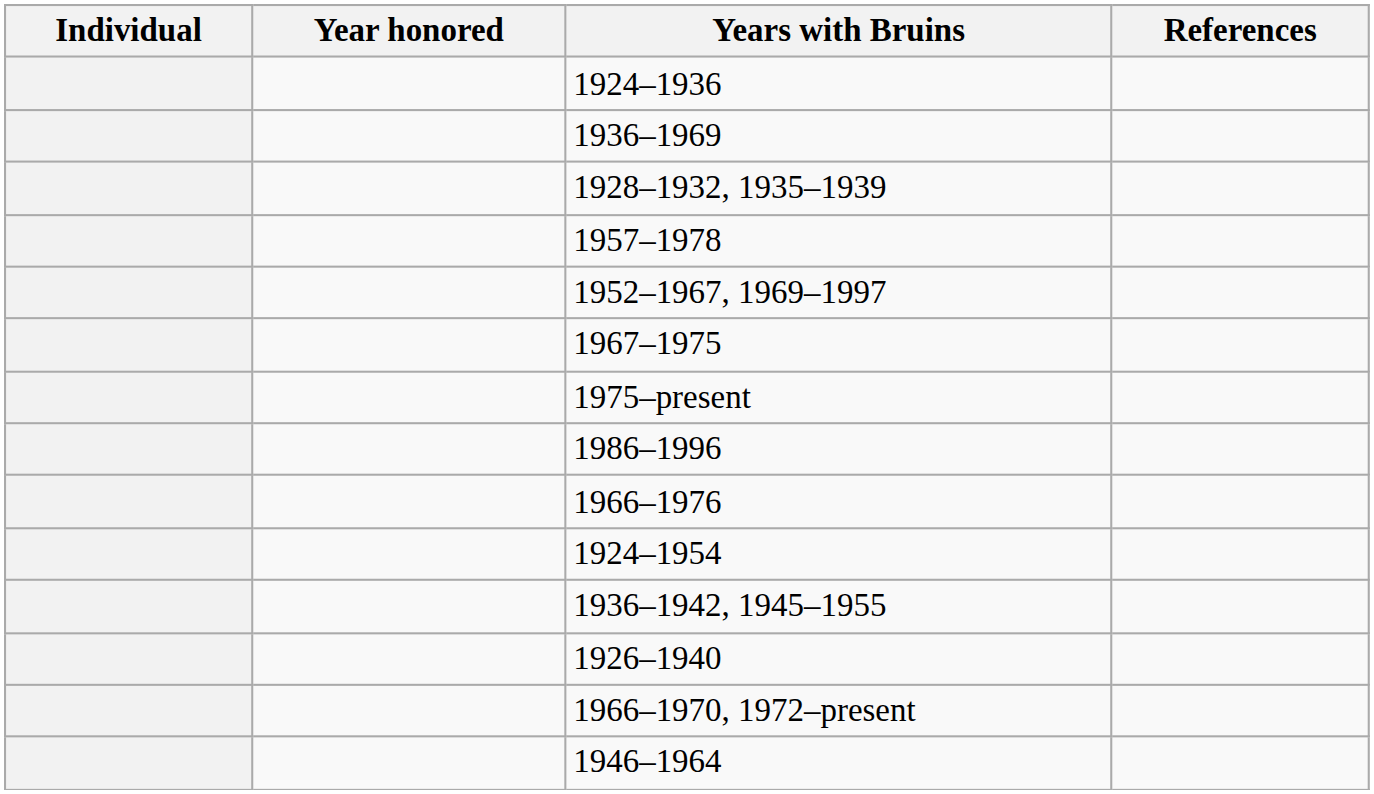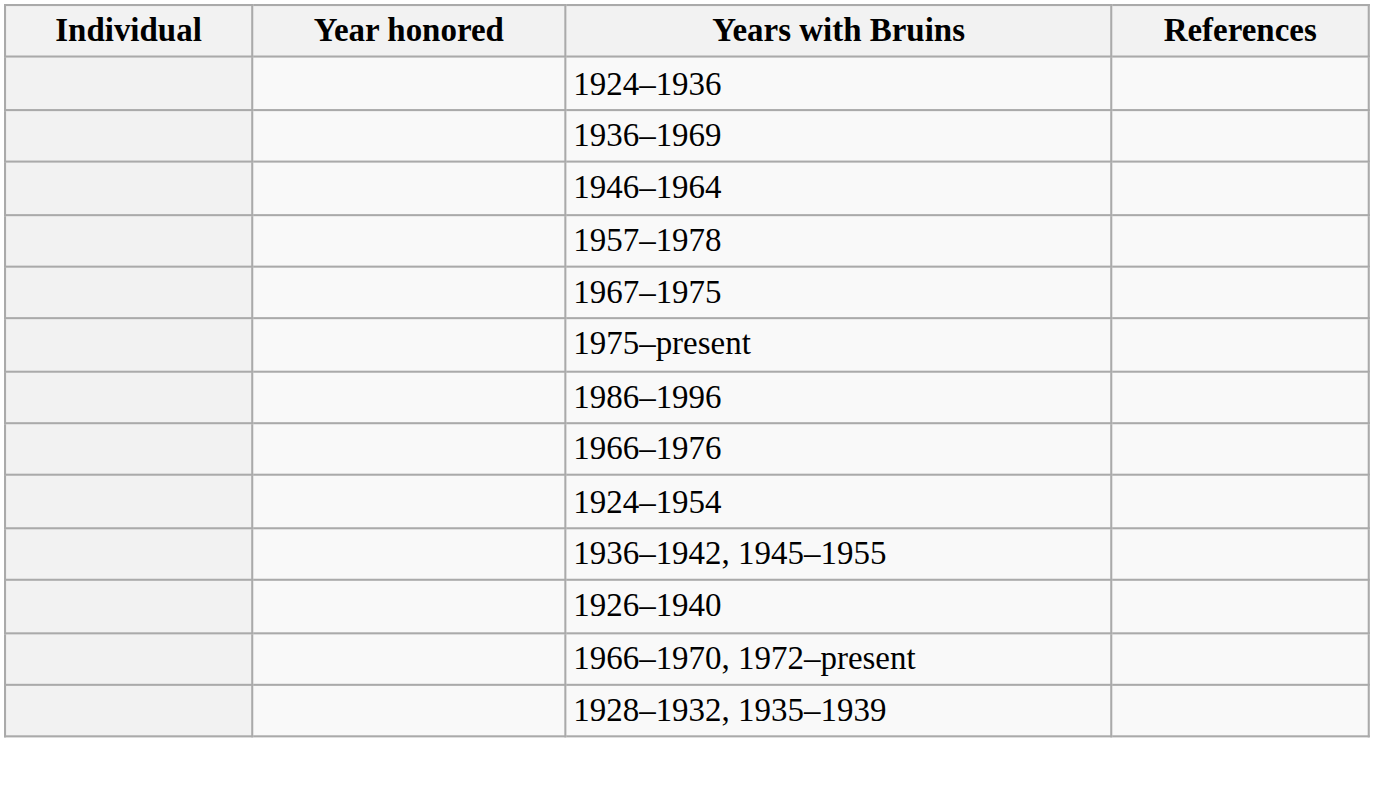rows swapped: (647, 762) <-> (730, 187)
- row: (730, 291)
